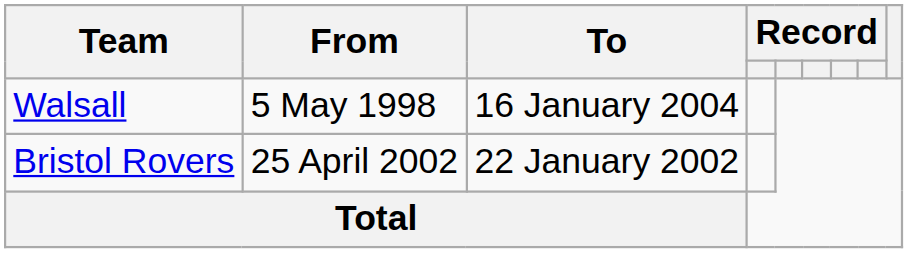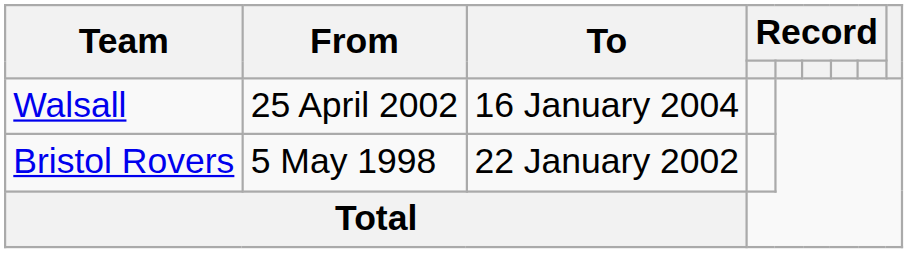(344, 105) 5 May 1998 -> (354, 105) 25 April 2002
(354, 161) 25 April 2002 -> (344, 161) 5 May 1998
